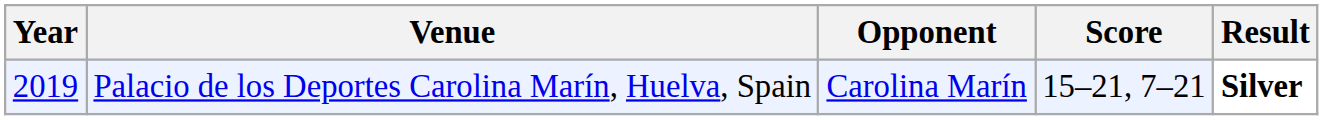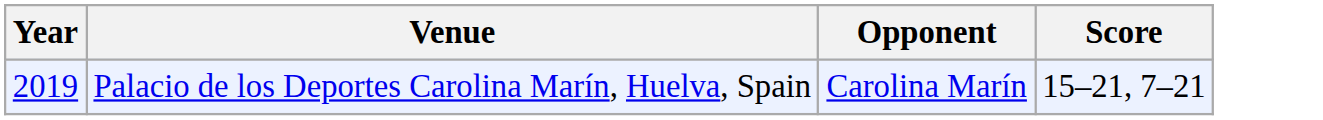- column: (1265, 31)
